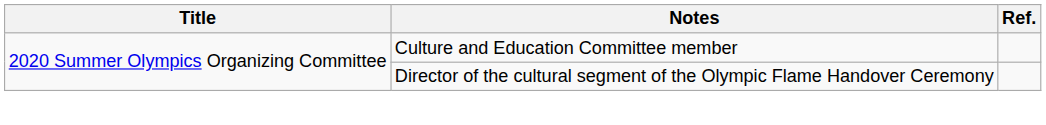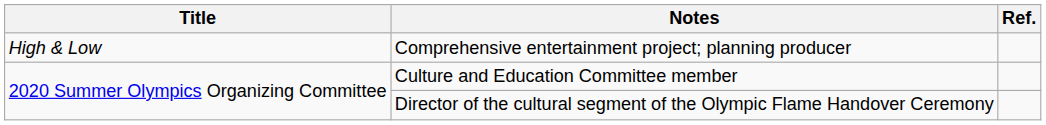+ row: (623, 47)
